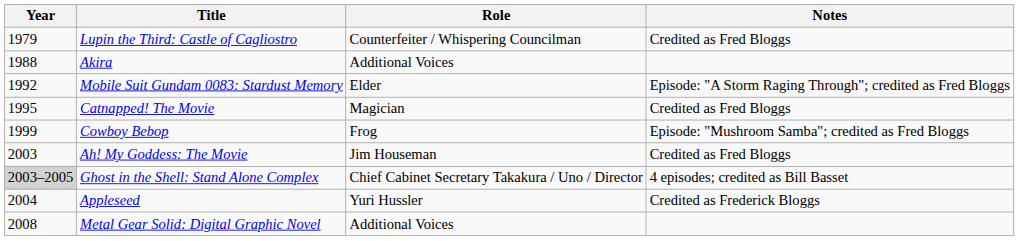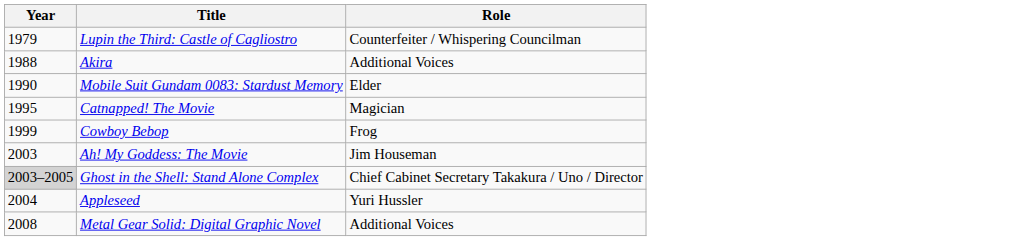- column: (830, 16)
(22, 85) 1992 -> (22, 85) 1990
